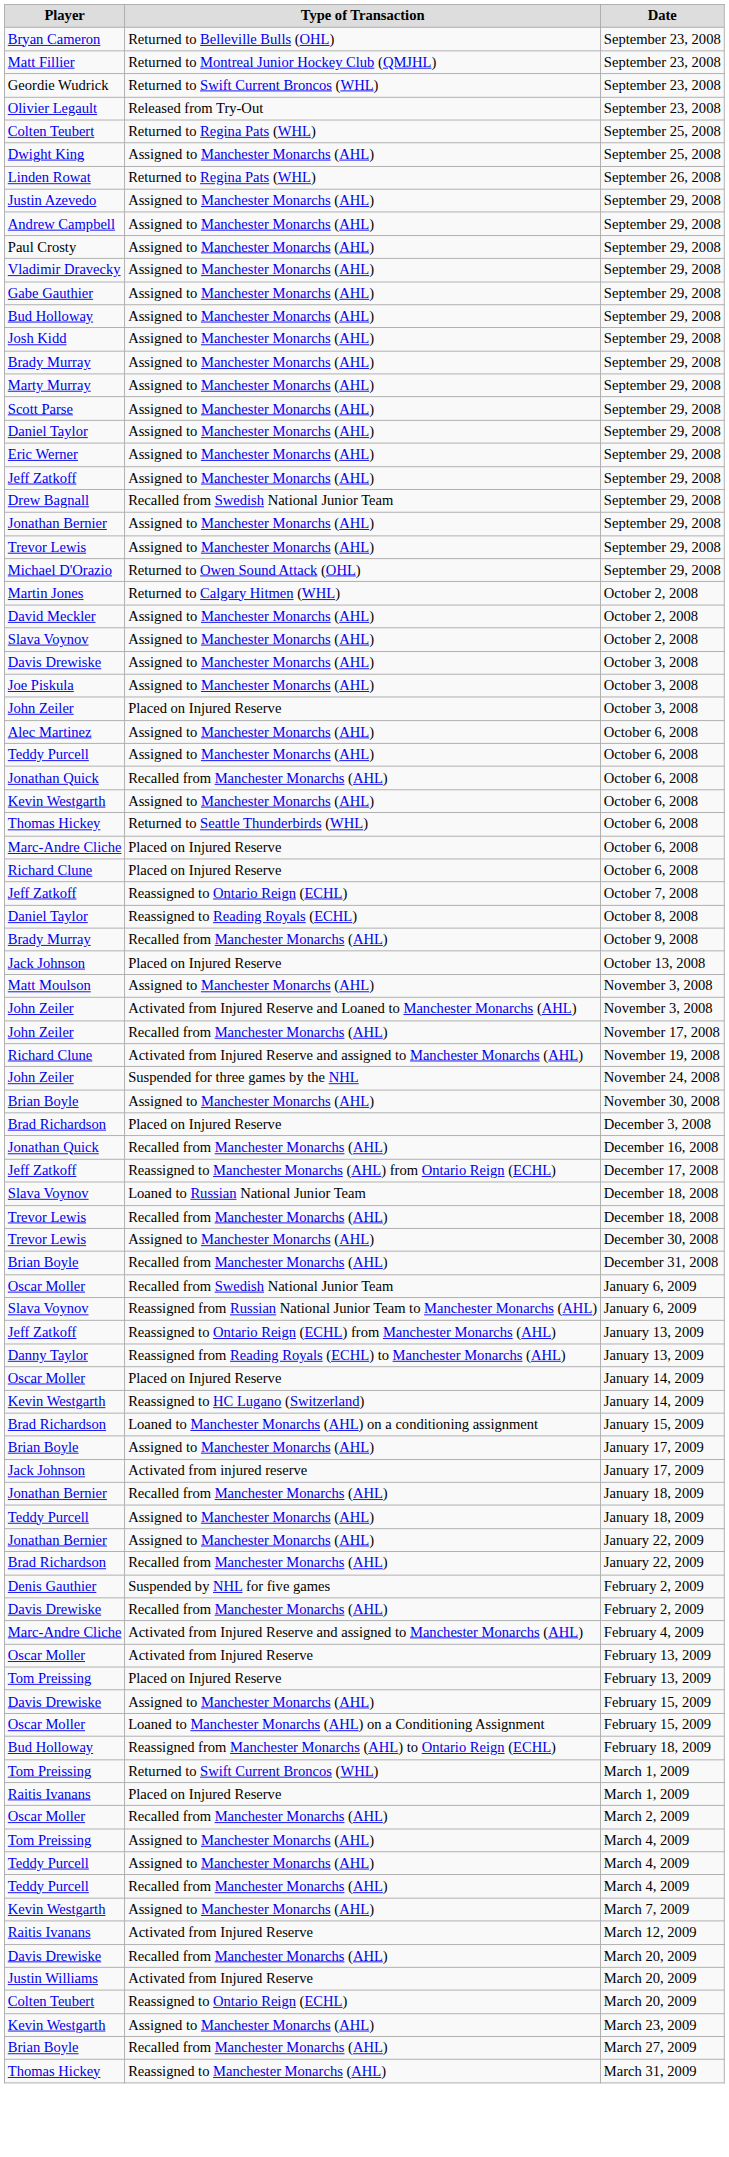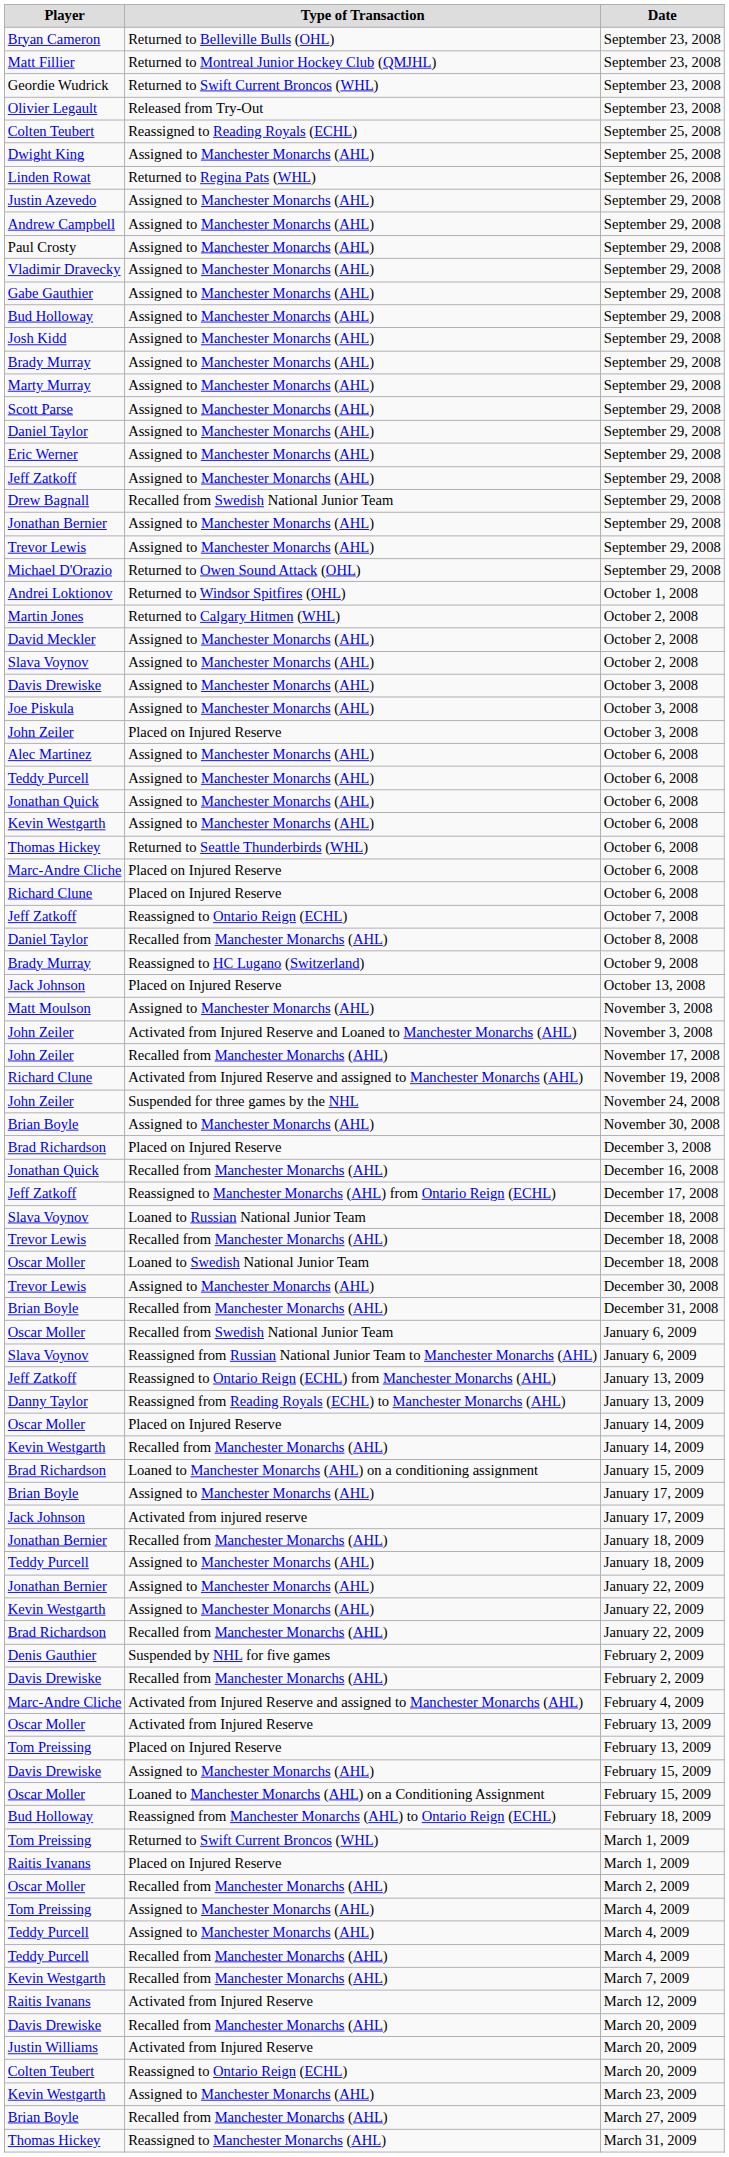(222, 131) Returned to Regina Pats (WHL) -> (243, 131) Reassigned to Reading Royals (ECHL)
+ row: (60, 593)
(258, 778) Recalled from Manchester Monarchs (AHL) -> (251, 801) Assigned to Manchester Monarchs (AHL)
(243, 916) Reassigned to Reading Royals (ECHL) -> (258, 939) Recalled from Manchester Monarchs (AHL)
(258, 939) Recalled from Manchester Monarchs (AHL) -> (246, 962) Reassigned to HC Lugano (Switzerland)
+ row: (46, 1262)
(246, 1401) Reassigned to HC Lugano (Switzerland) -> (258, 1447) Recalled from Manchester Monarchs (AHL)
+ row: (57, 1609)
(251, 1909) Assigned to Manchester Monarchs (AHL) -> (258, 1978) Recalled from Manchester Monarchs (AHL)
